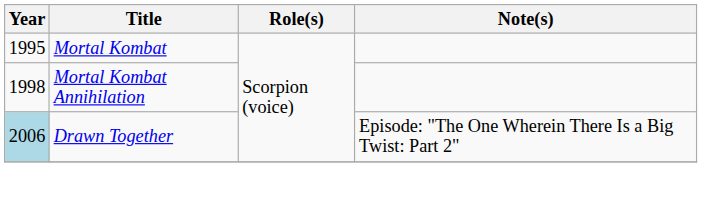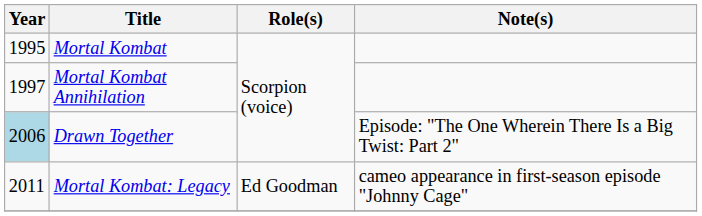(27, 87) 1998 -> (27, 87) 1997
+ row: (142, 185)
